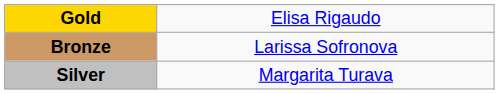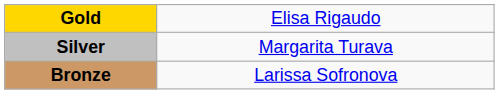rows swapped: (81, 74) <-> (81, 46)
